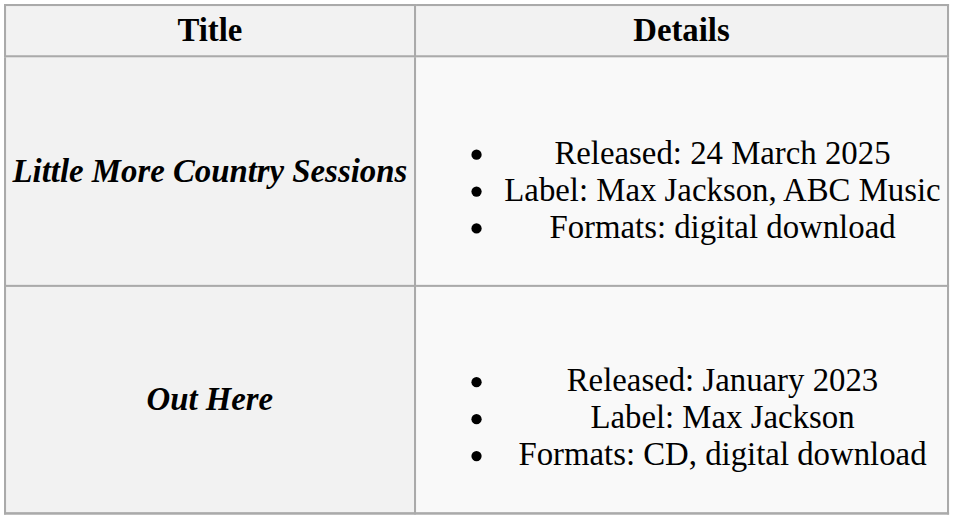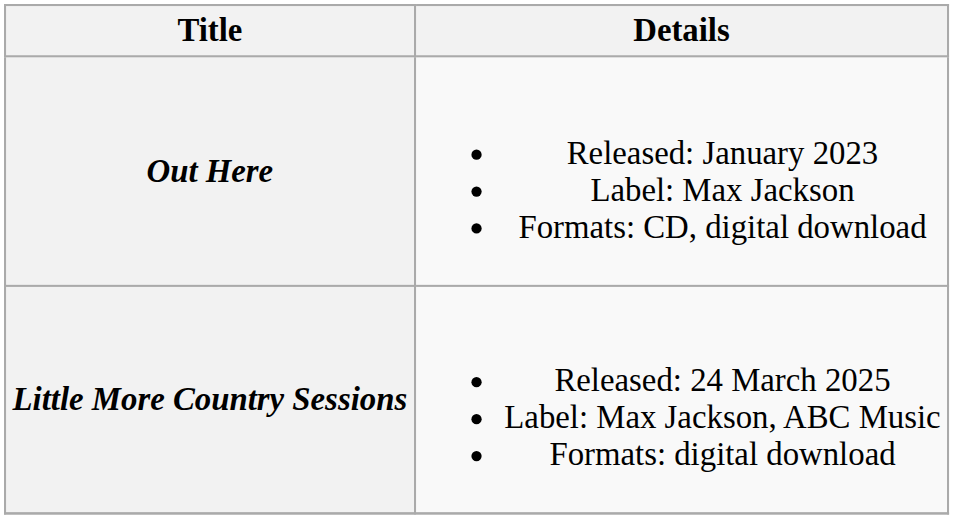rows swapped: (210, 398) <-> (210, 170)
